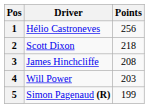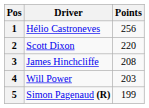(128, 46) 218 -> (128, 46) 220
